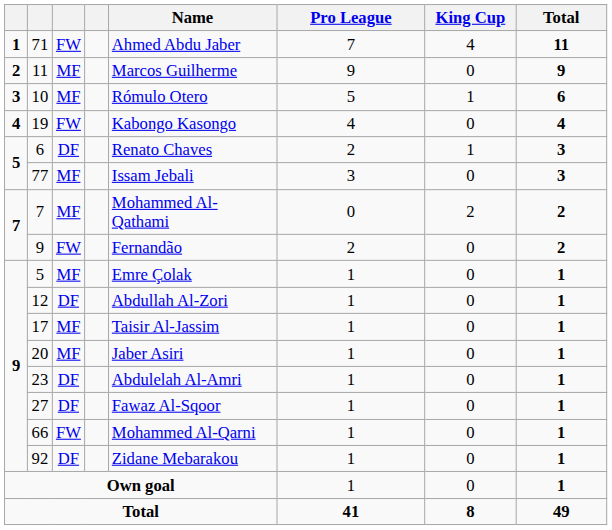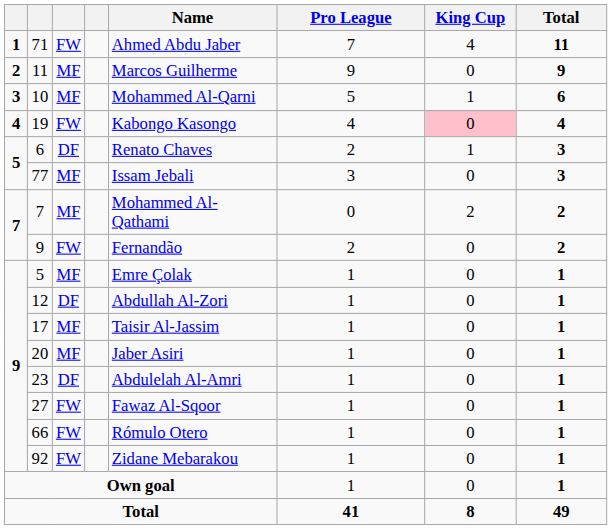(160, 96) Rómulo Otero -> (184, 96) Mohammed Al-Qarni
(470, 123) no background -> (470, 123) pink background
(68, 405) DF -> (68, 405) FW
(184, 432) Mohammed Al-Qarni -> (160, 432) Rómulo Otero
(68, 458) DF -> (68, 458) FW
